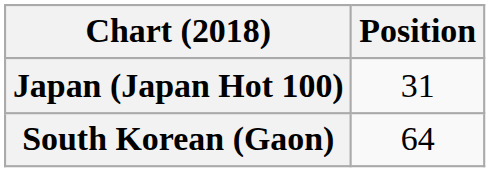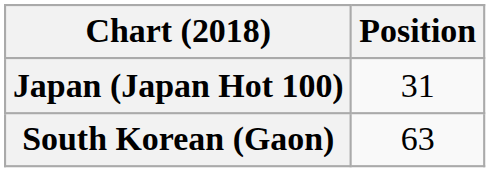(418, 138) 64 -> (418, 138) 63
